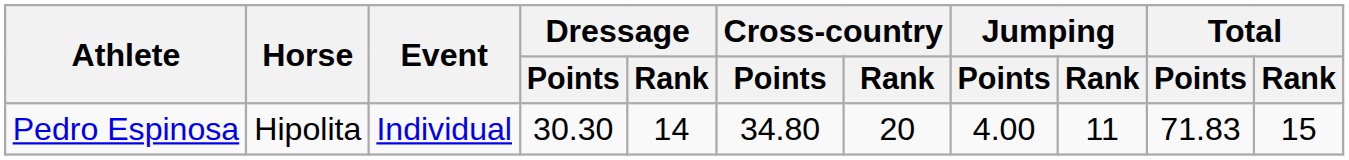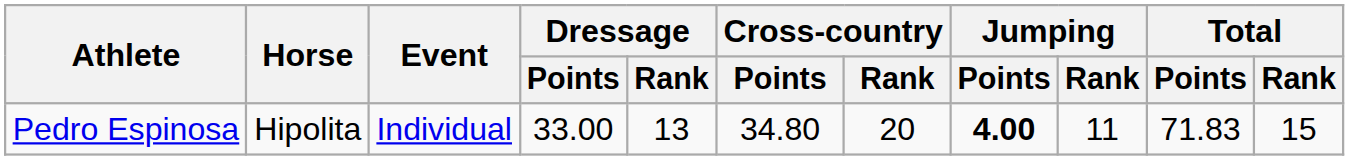(573, 129) 30.30 -> (573, 129) 33.00
(671, 129) 14 -> (671, 129) 13
(1004, 129) normal -> (1004, 129) bold
